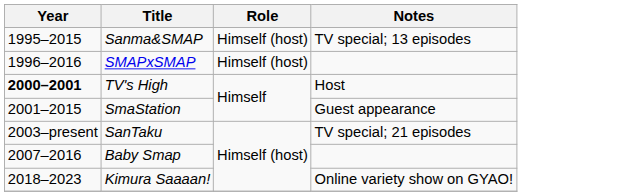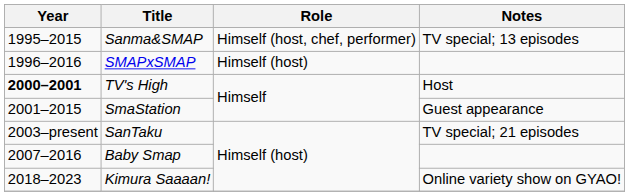(262, 39) Himself (host) -> (316, 39) Himself (host, chef, performer)
